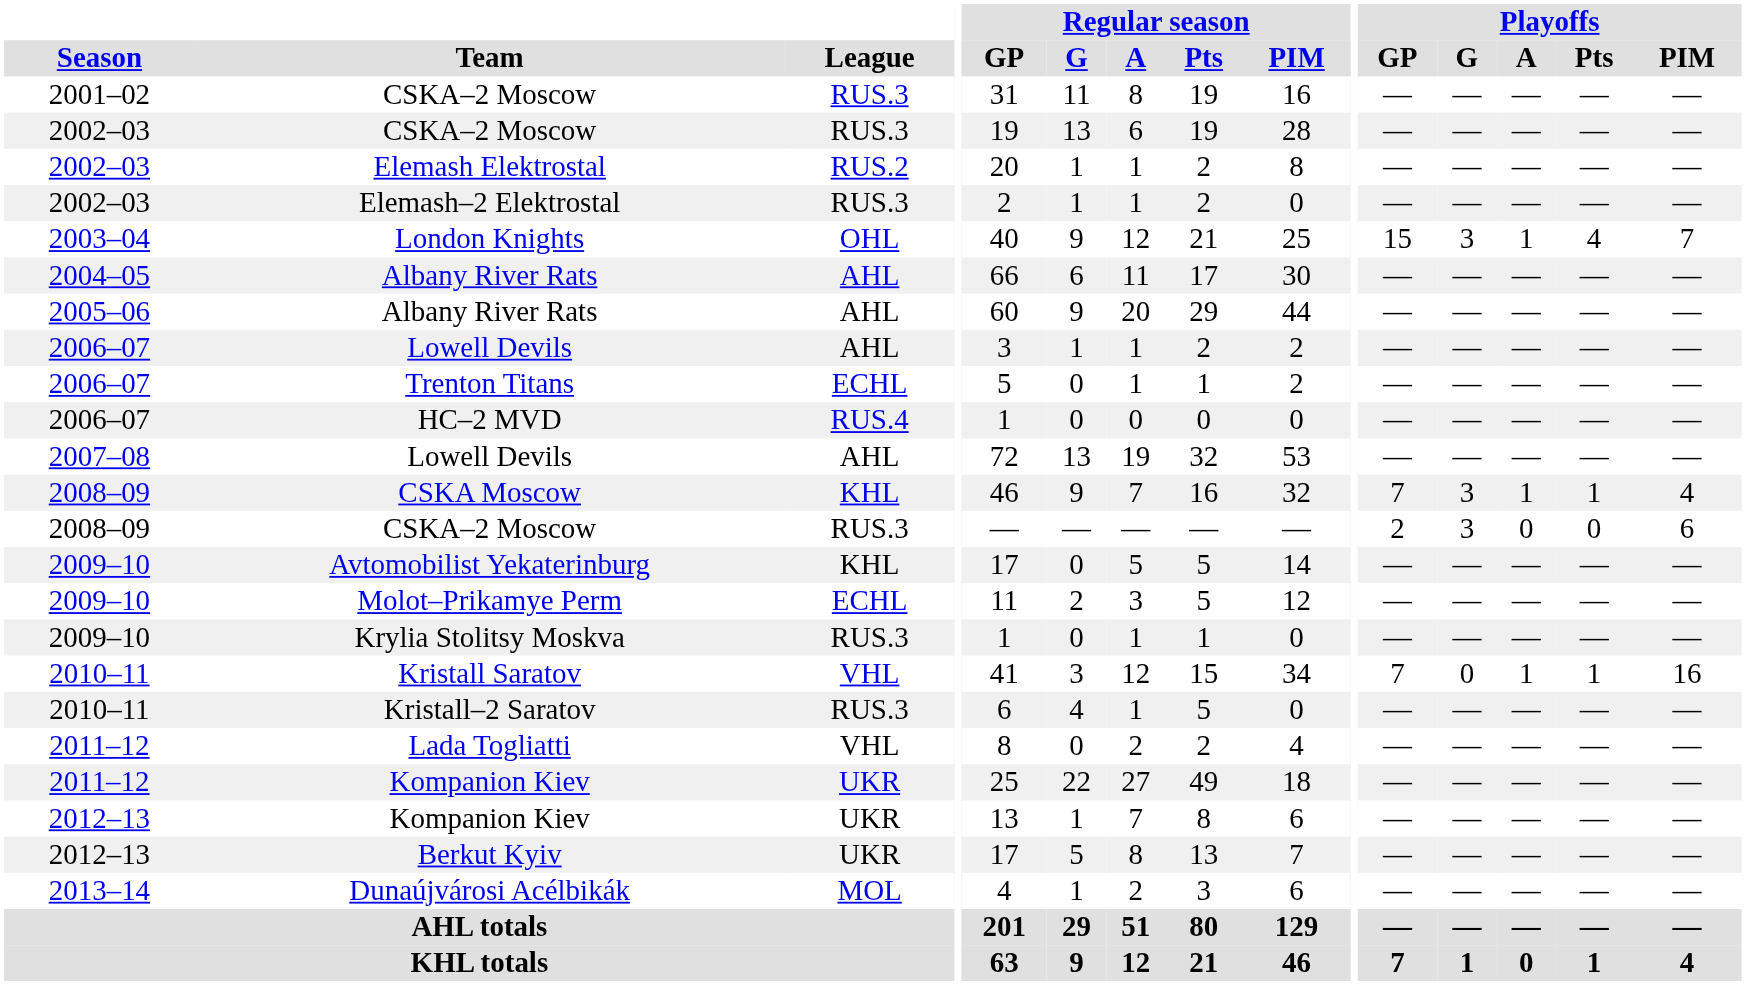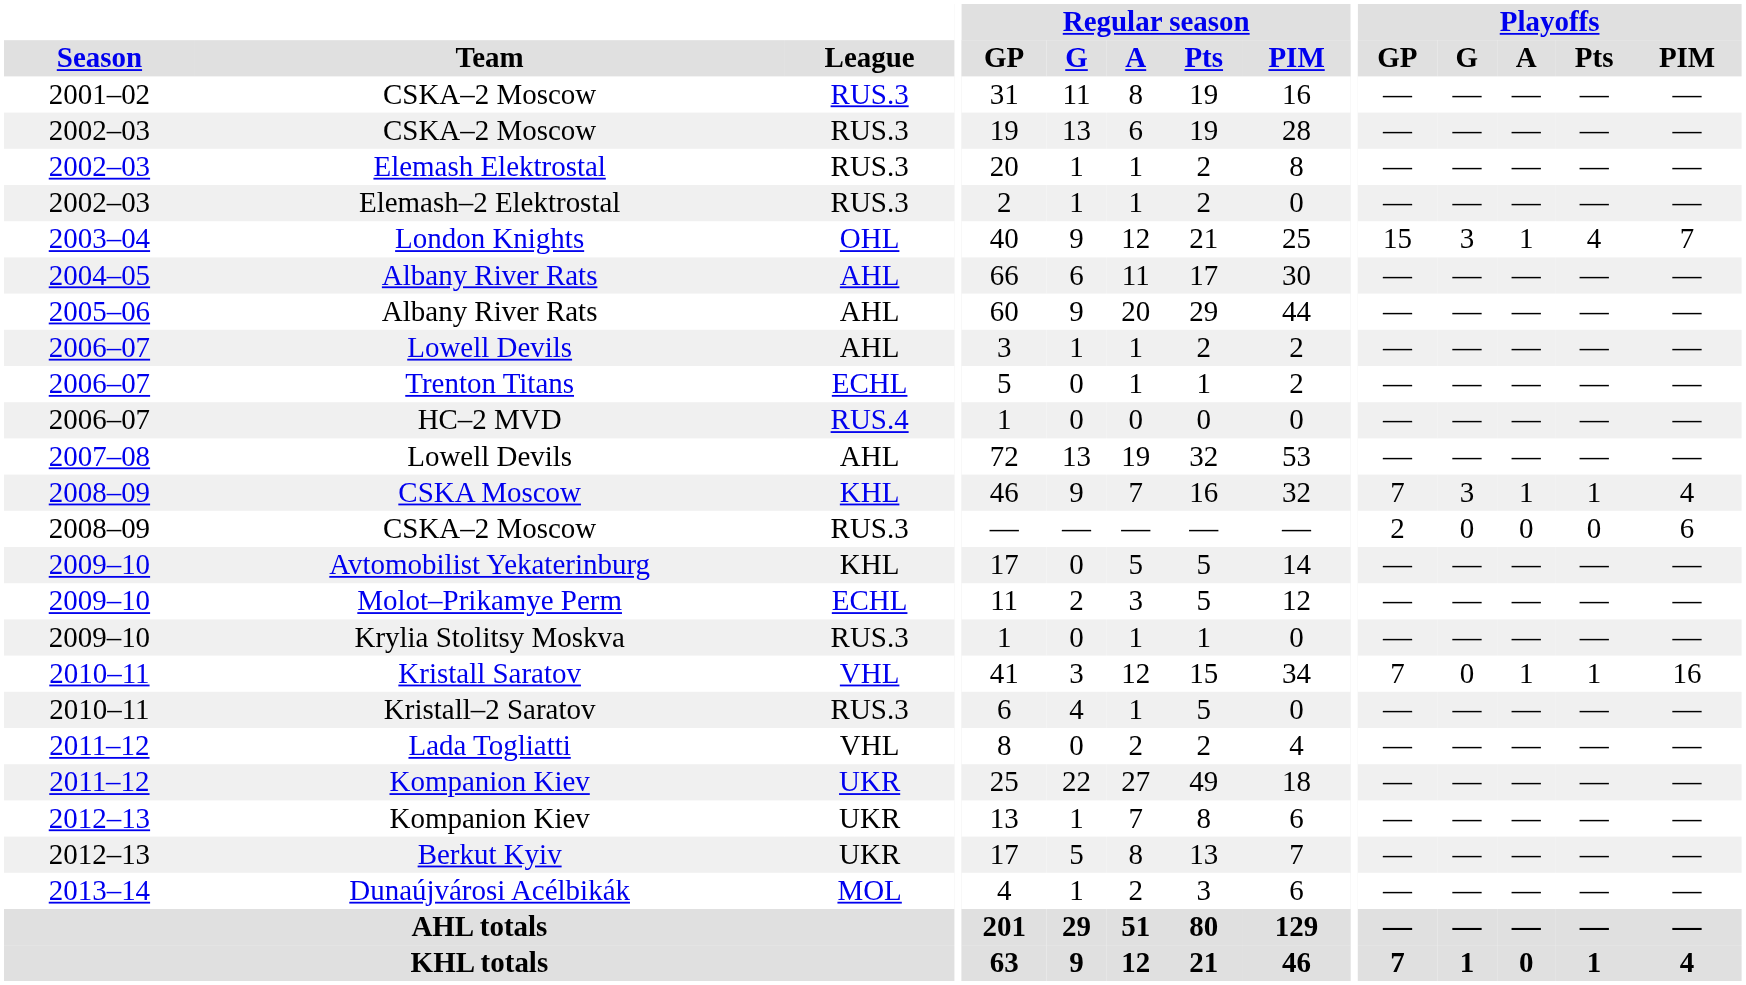(870, 166) RUS.2 -> (870, 166) RUS.3
(1467, 528) 3 -> (1467, 528) 0
